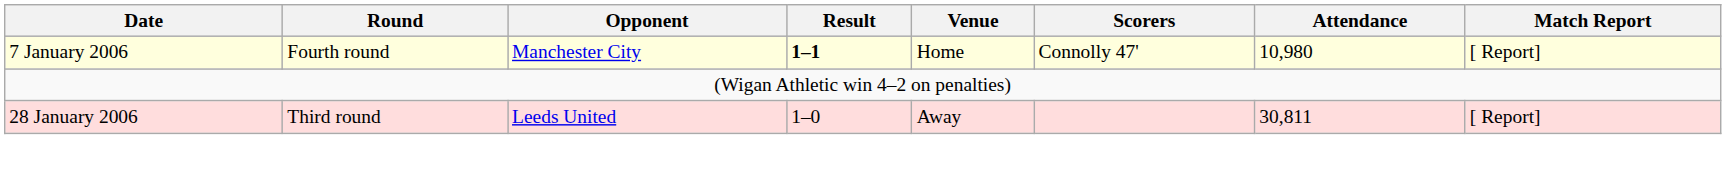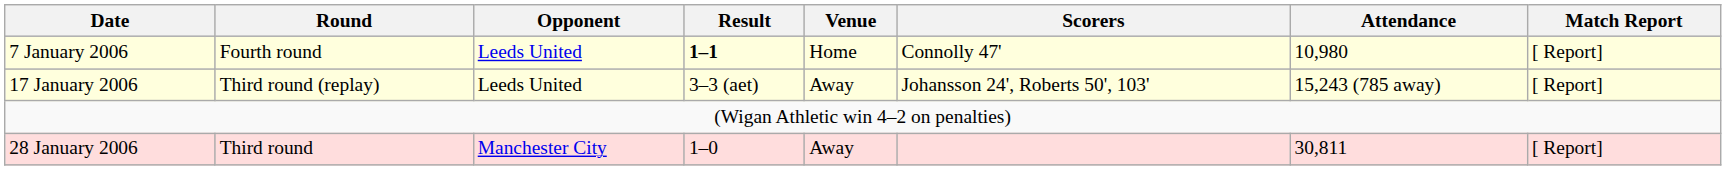(577, 52) Manchester City -> (530, 52) Leeds United
+ row: (74, 84)
(564, 116) Leeds United -> (542, 148) Manchester City
